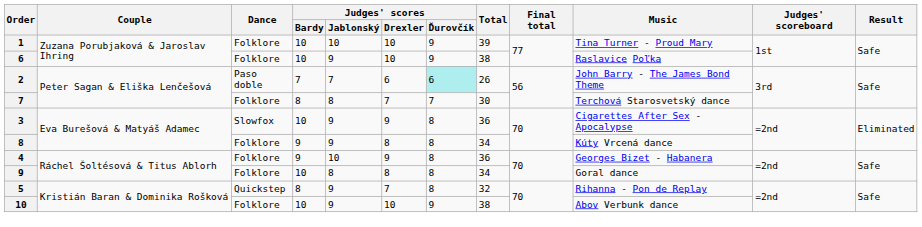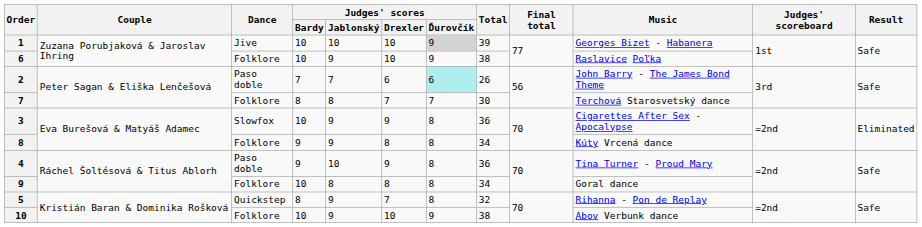(257, 43) Folklore -> (245, 43) Jive
(431, 43) no background -> (431, 43) lightgrey background
(644, 43) Tina Turner - Proud Mary -> (644, 43) Georges Bizet - Habanera
(257, 158) Folklore -> (248, 163) Paso doble
(644, 158) Georges Bizet - Habanera -> (644, 163) Tina Turner - Proud Mary
